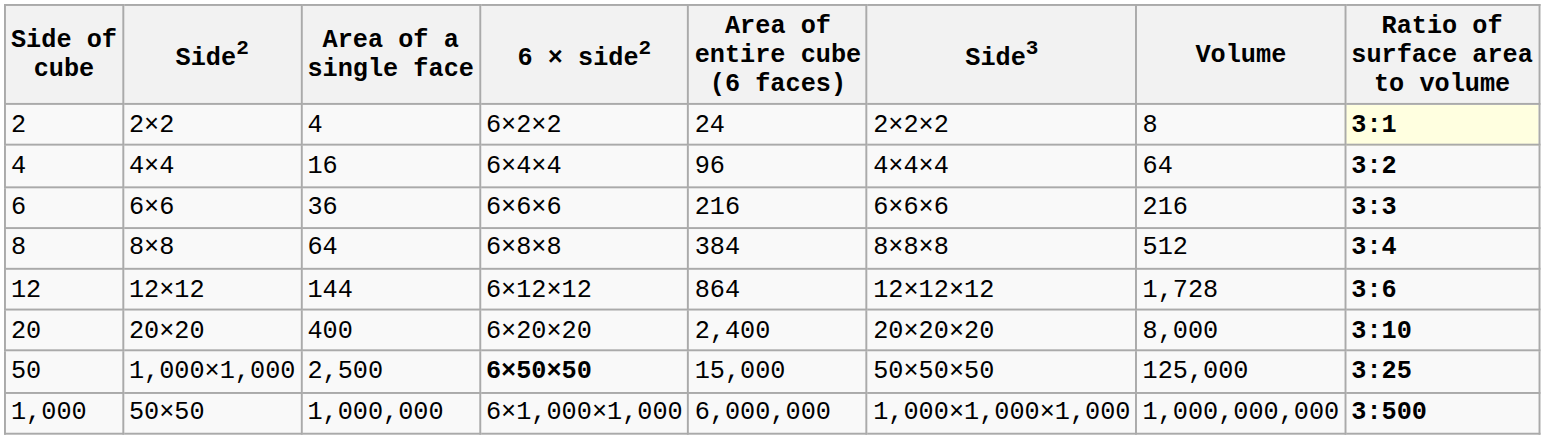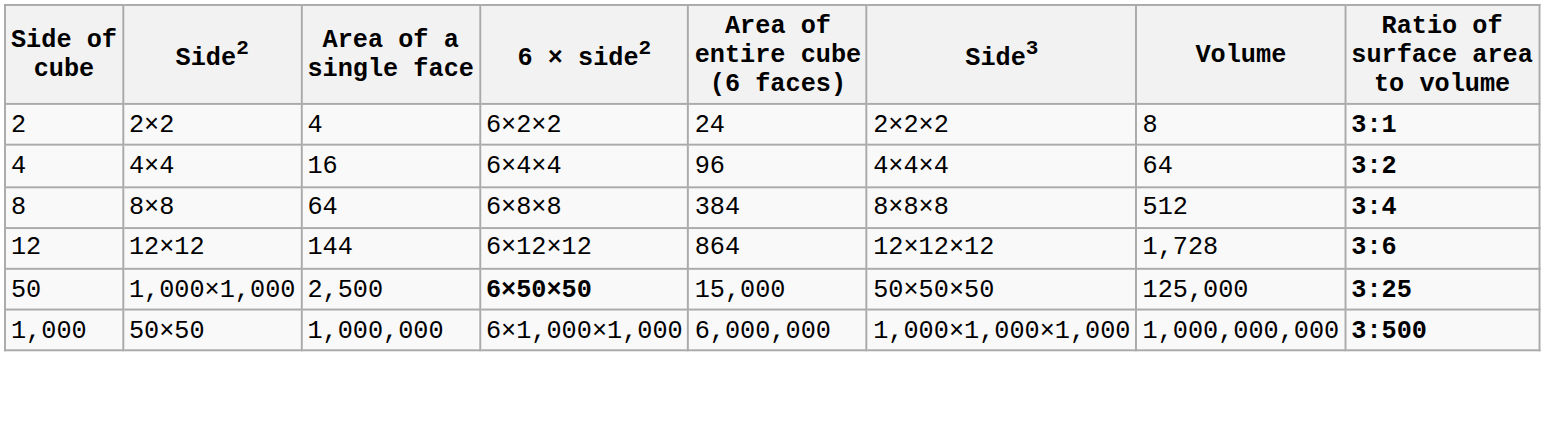(1374, 125) lightyellow background -> (1374, 125) no background
- row: (19, 207)
- row: (26, 330)
